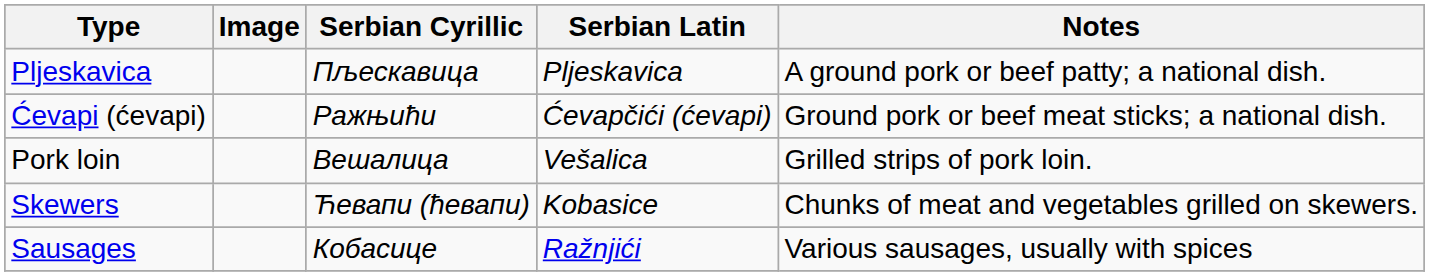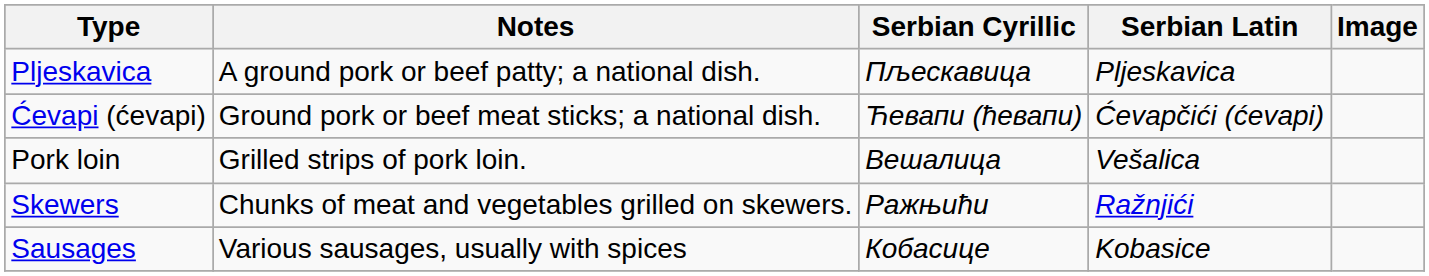columns swapped: (259, 26) <-> (1101, 26)
(374, 115) Ражњићи -> (974, 115) Ћевапи (ћевапи)
(421, 204) Ћевапи (ћевапи) -> (927, 204) Ражњићи
(600, 204) Kobasice -> (1144, 204) Ražnjići
(592, 248) Ražnjići -> (1153, 248) Kobasice
